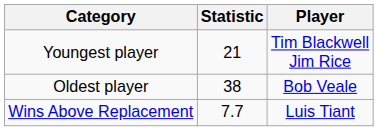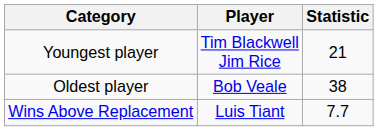columns swapped: (320, 17) <-> (232, 17)
